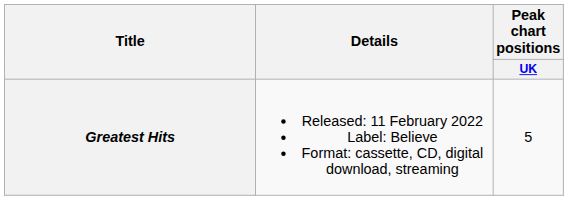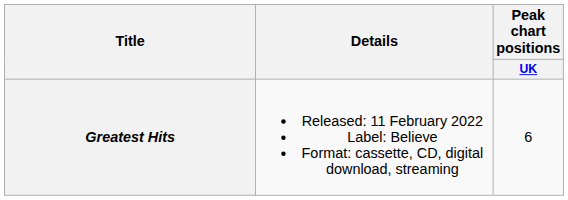(528, 137) 5 -> (528, 137) 6
